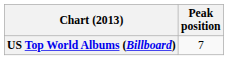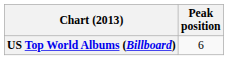(201, 45) 7 -> (201, 45) 6
